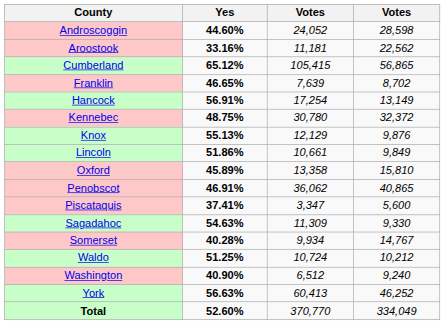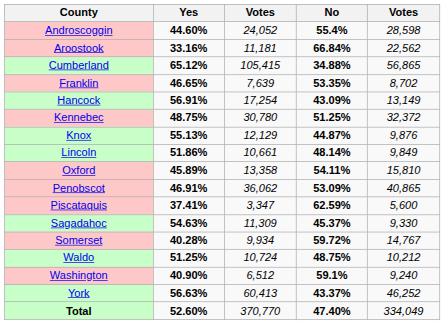+ column: (332, 13)
